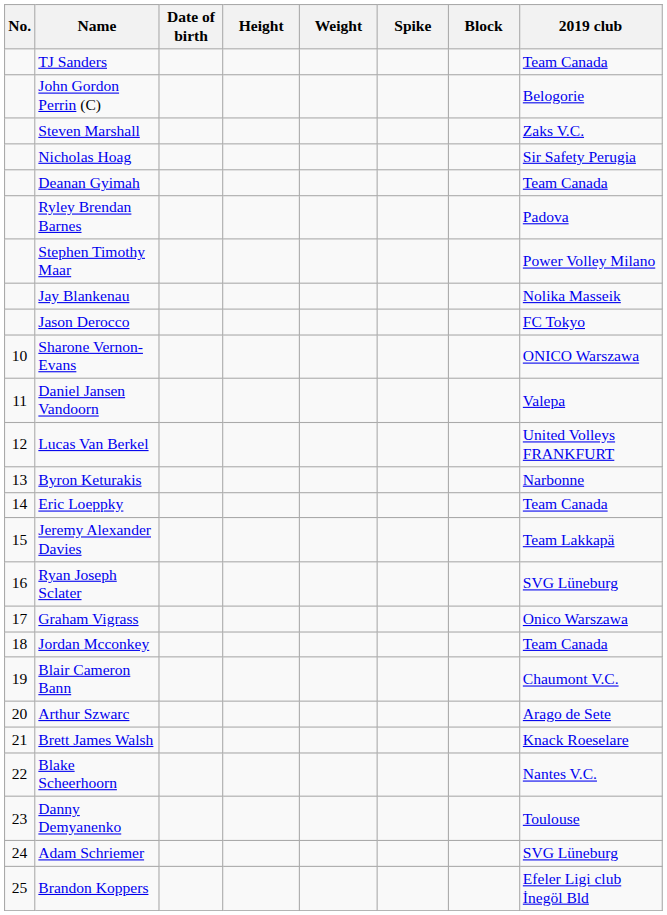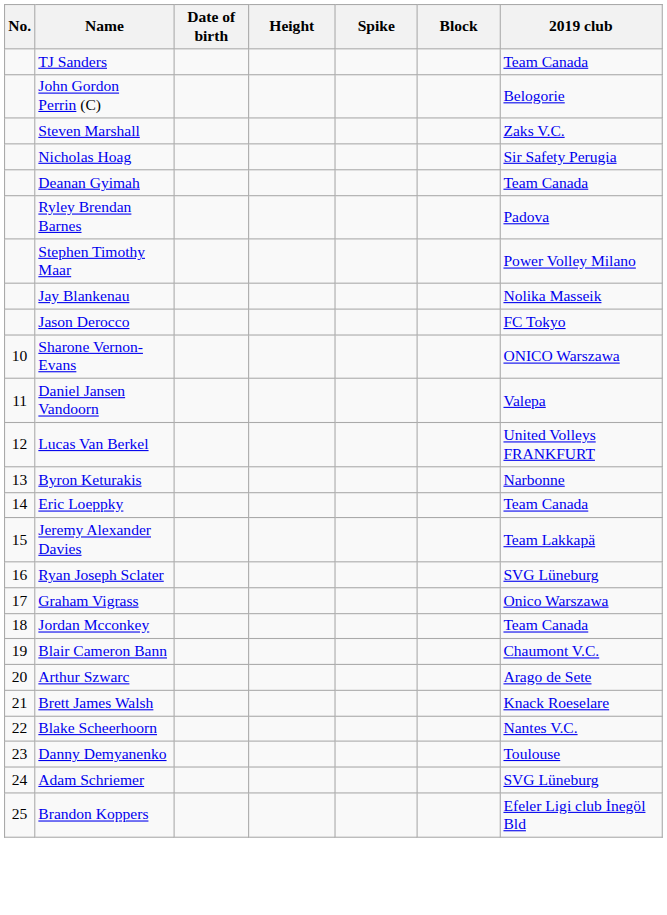- column: (338, 26)
